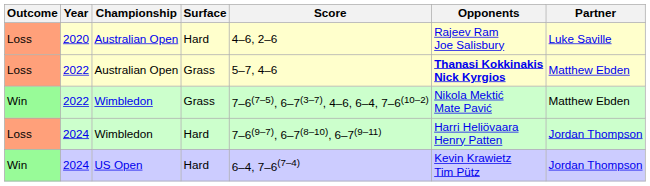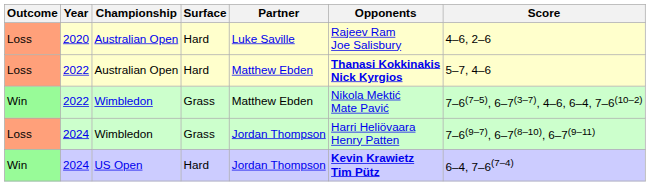columns swapped: (596, 13) <-> (330, 13)
(199, 70) Grass -> (196, 70) Hard
(196, 133) Hard -> (199, 133) Grass
(473, 165) normal -> (373, 165) bold
